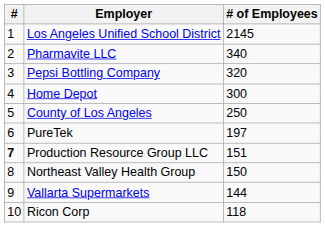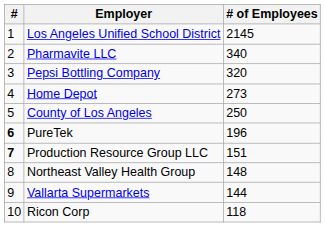(237, 93) 300 -> (237, 93) 273
(11, 133) normal -> (11, 133) bold
(237, 133) 197 -> (237, 133) 196
(237, 172) 150 -> (237, 172) 148
